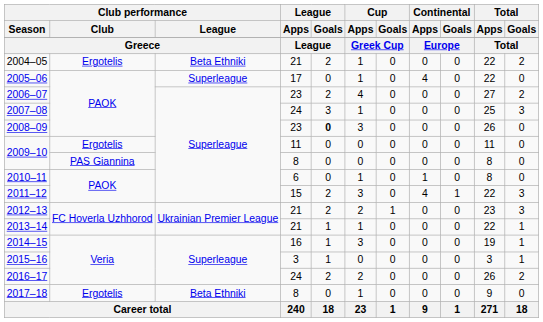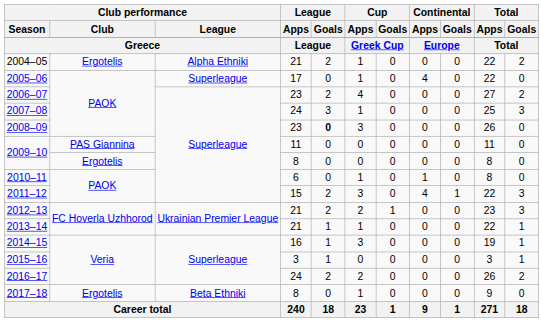(218, 62) Beta Ethniki -> (218, 62) Alpha Ethniki
(102, 144) Ergotelis -> (102, 144) PAS Giannina
(102, 161) PAS Giannina -> (102, 161) Ergotelis
